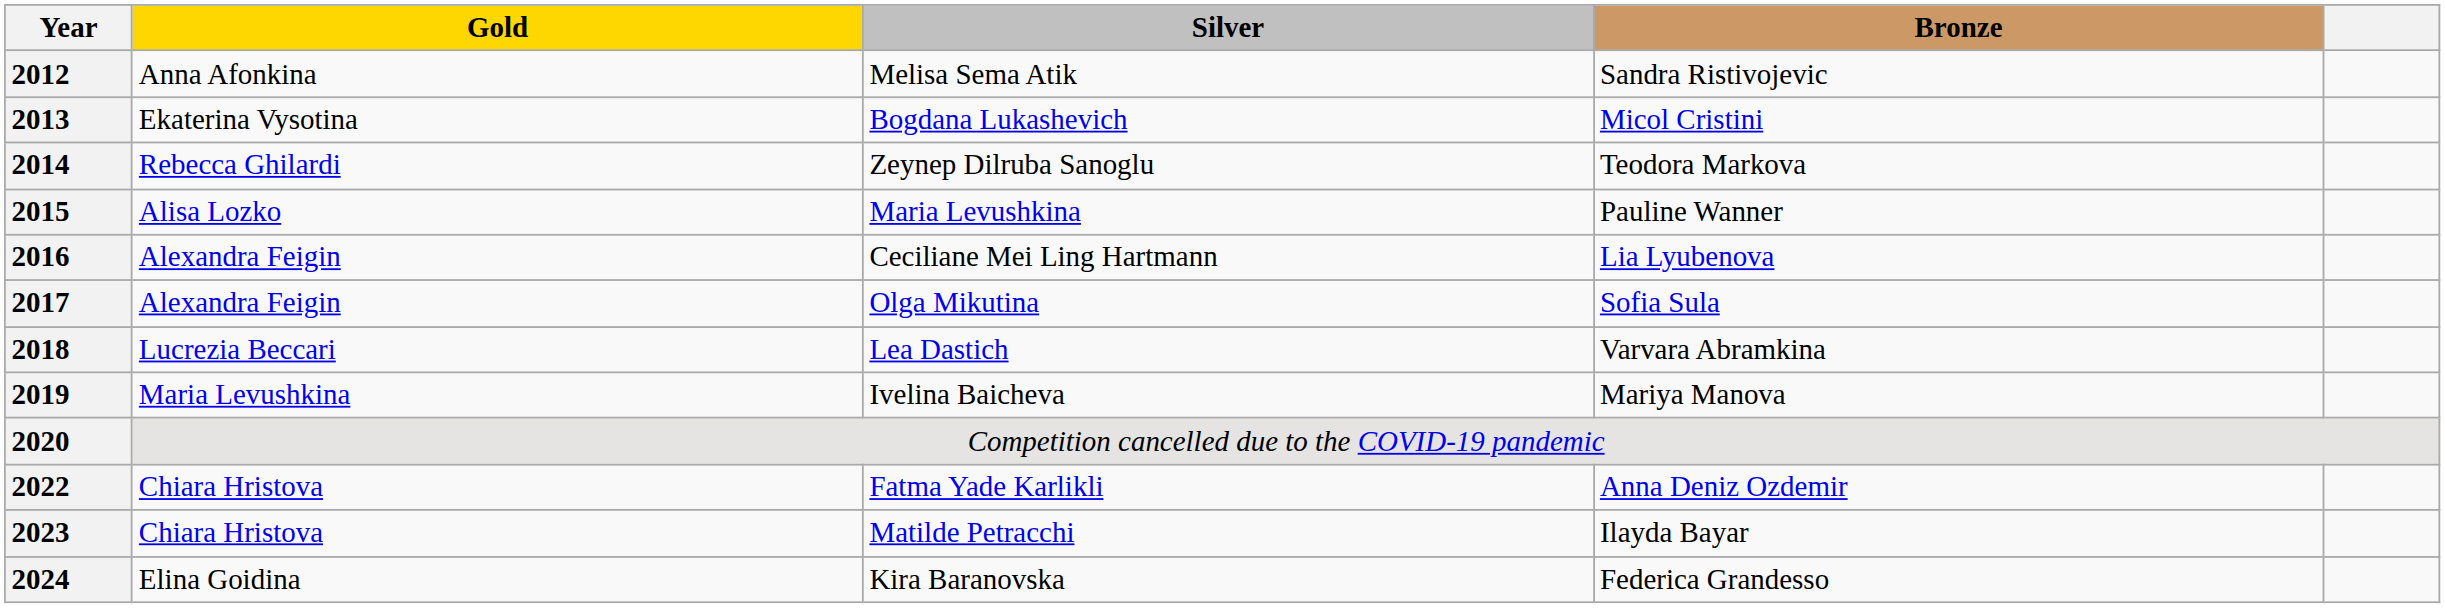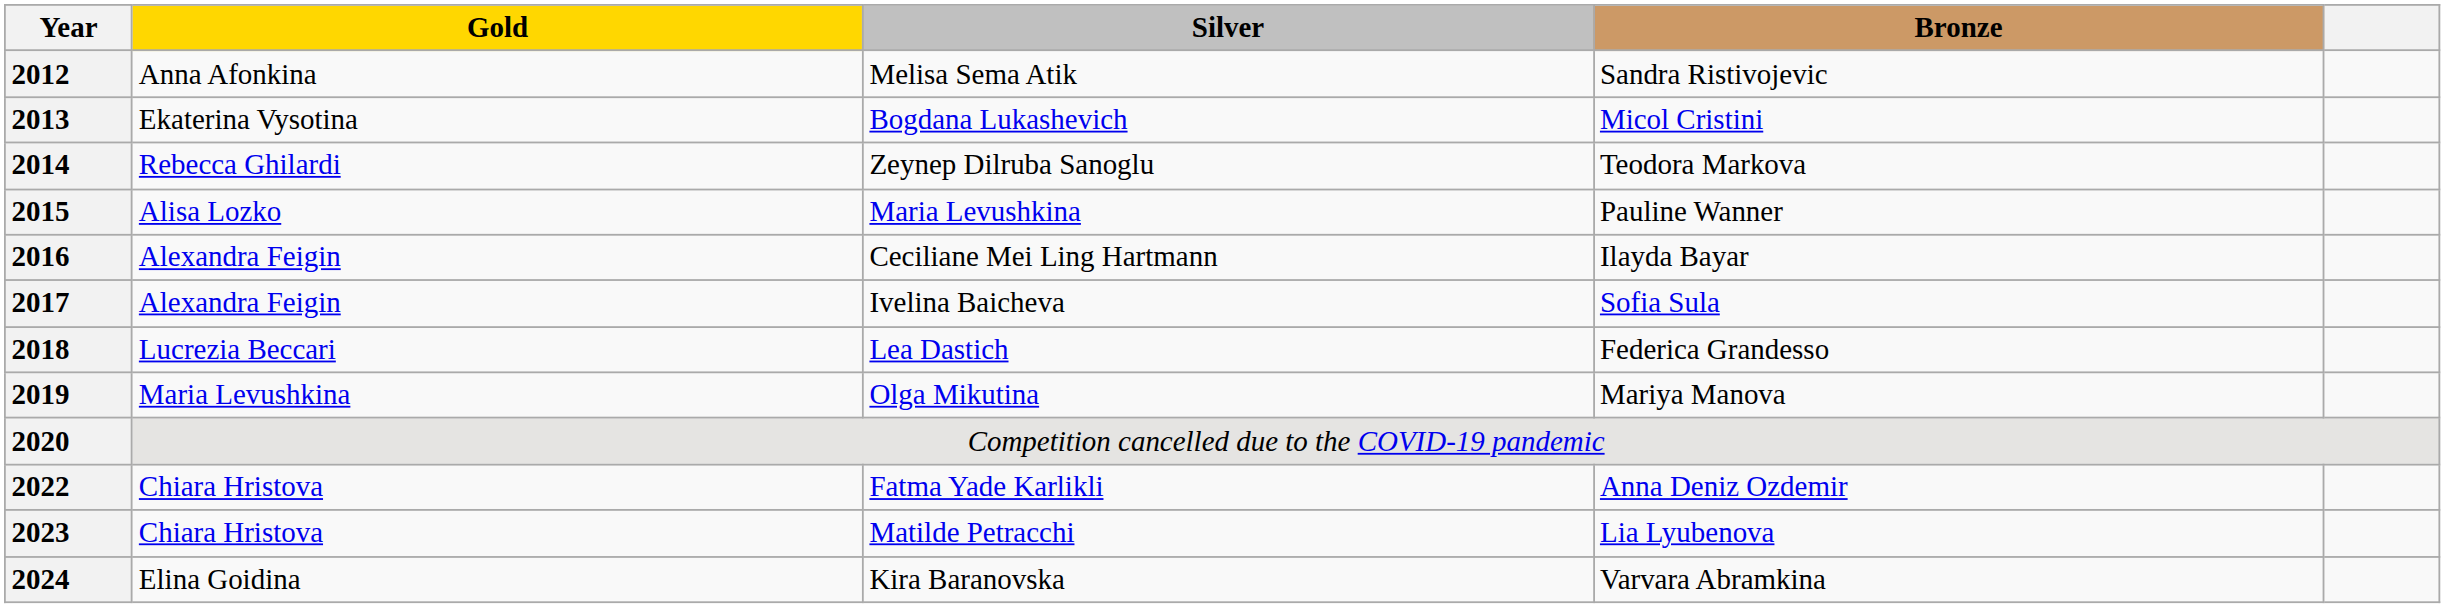(1687, 257) Lia Lyubenova -> (1674, 257) Ilayda Bayar
(954, 303) Olga Mikutina -> (967, 303) Ivelina Baicheva
(1713, 348) Varvara Abramkina -> (1715, 348) Federica Grandesso
(967, 394) Ivelina Baicheva -> (954, 394) Olga Mikutina
(1674, 532) Ilayda Bayar -> (1687, 532) Lia Lyubenova
(1715, 578) Federica Grandesso -> (1713, 578) Varvara Abramkina
